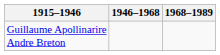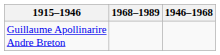columns swapped: (136, 13) <-> (189, 13)
